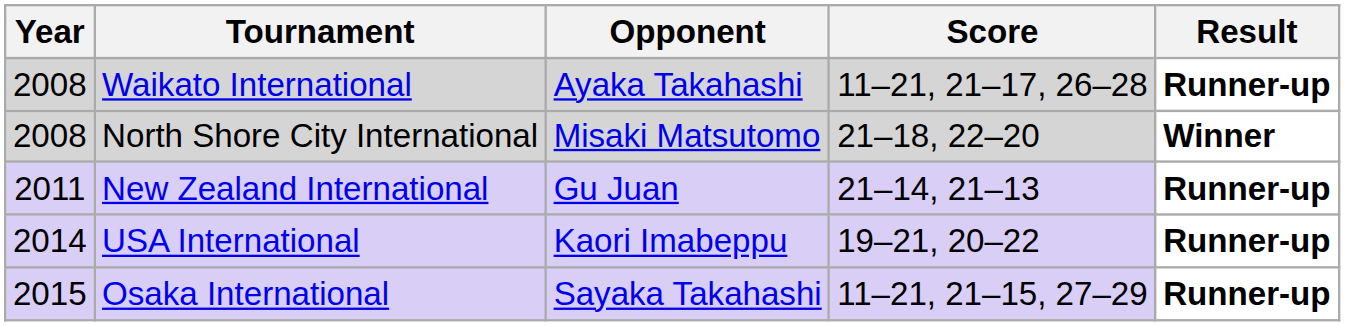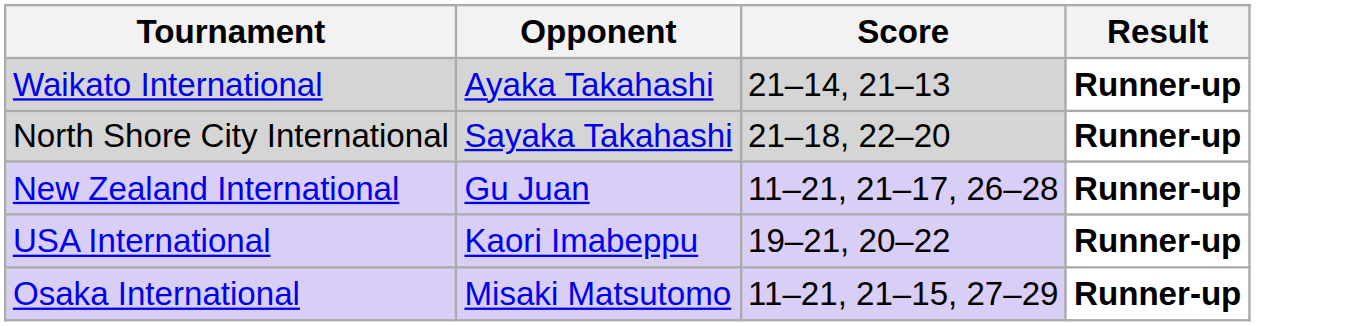- column: (50, 32)
(992, 84) 11–21, 21–17, 26–28 -> (849, 84) 21–14, 21–13
(687, 136) Misaki Matsutomo -> (598, 136) Sayaka Takahashi
(1219, 136) Winner -> (1158, 136) Runner-up
(938, 189) 21–14, 21–13 -> (903, 189) 11–21, 21–17, 26–28
(688, 293) Sayaka Takahashi -> (598, 293) Misaki Matsutomo
